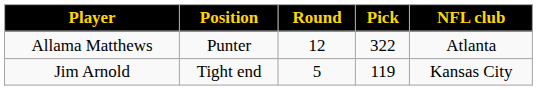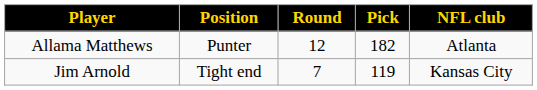(383, 44) 322 -> (383, 44) 182
(317, 71) 5 -> (317, 71) 7
